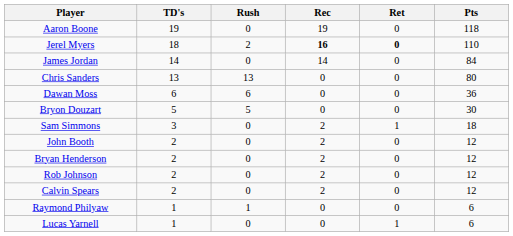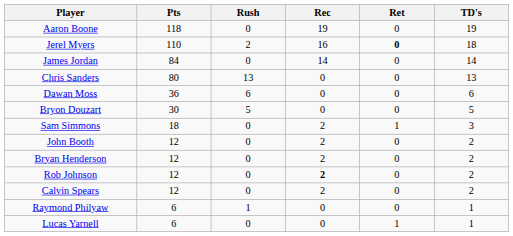columns swapped: (174, 12) <-> (471, 12)
(323, 45) bold -> (323, 45) normal
(323, 175) normal -> (323, 175) bold
